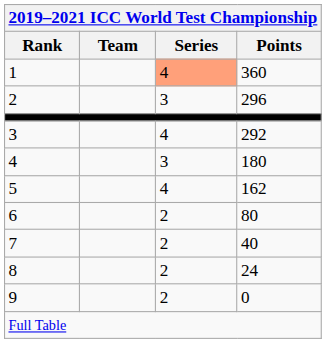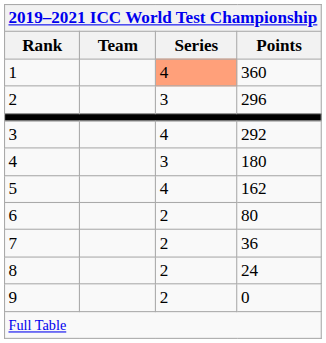(249, 243) 40 -> (249, 243) 36
